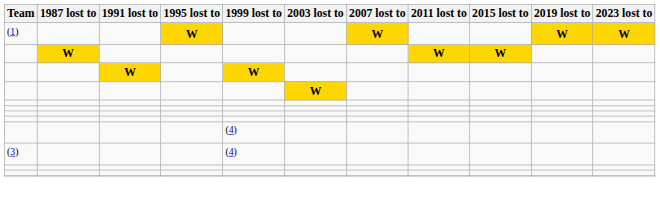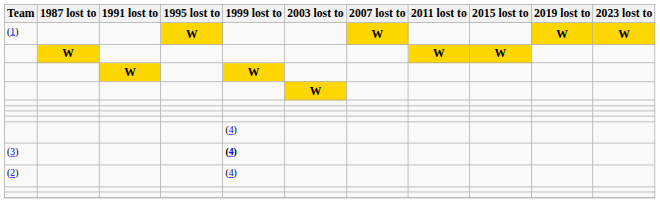(231, 152) normal -> (231, 154) bold
+ row: (13, 173)
